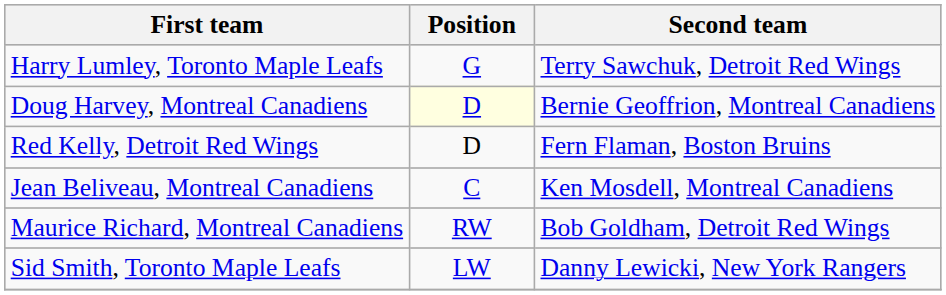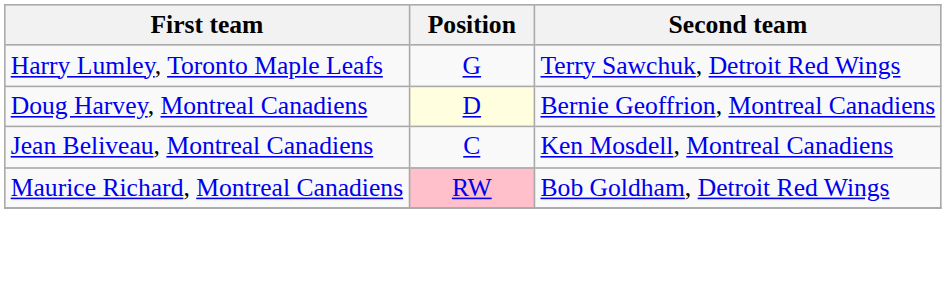- row: (164, 146)
(472, 227) no background -> (472, 187) pink background
- row: (176, 268)
